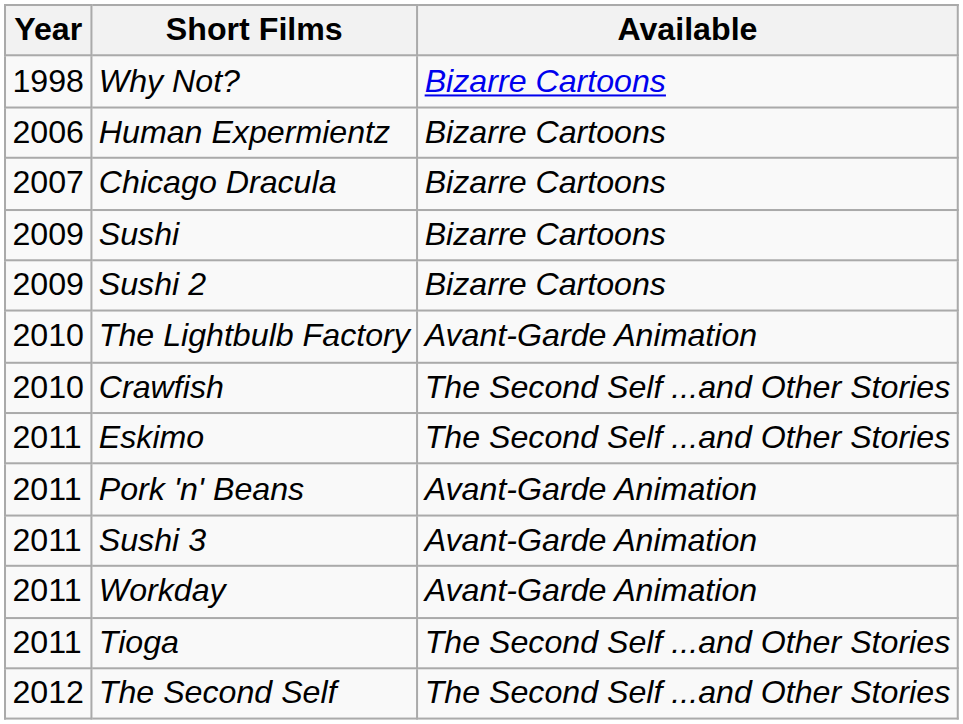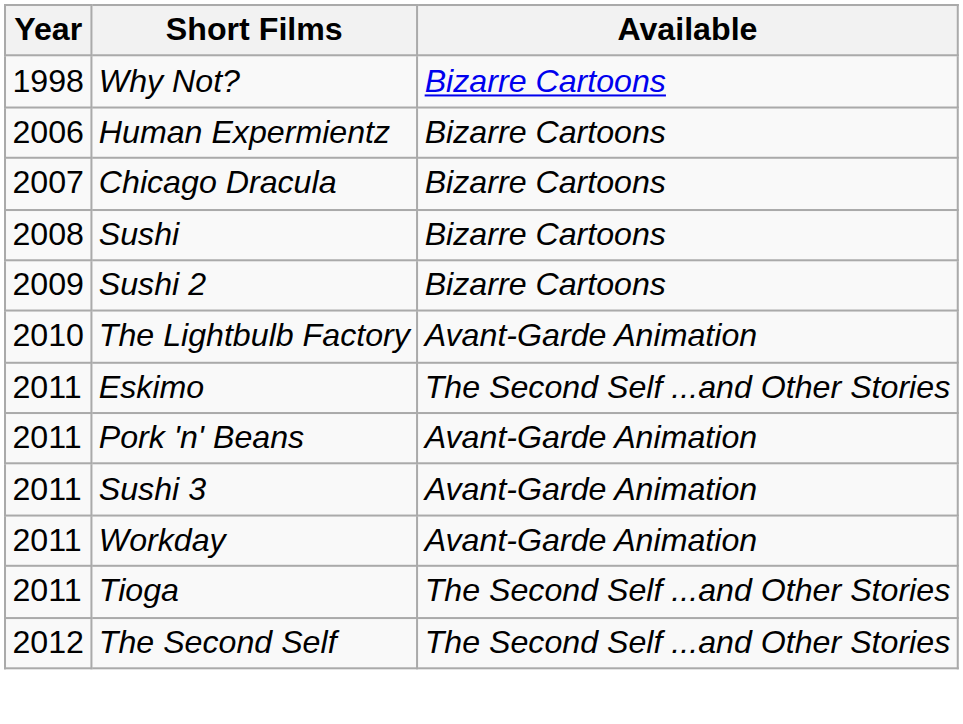(48, 234) 2009 -> (48, 234) 2008
- row: (161, 387)
